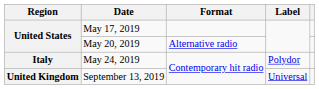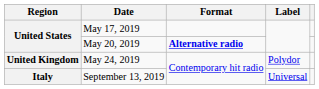(203, 44) normal -> (206, 44) bold
(43, 60) Italy -> (43, 60) United Kingdom
(43, 76) United Kingdom -> (43, 76) Italy
